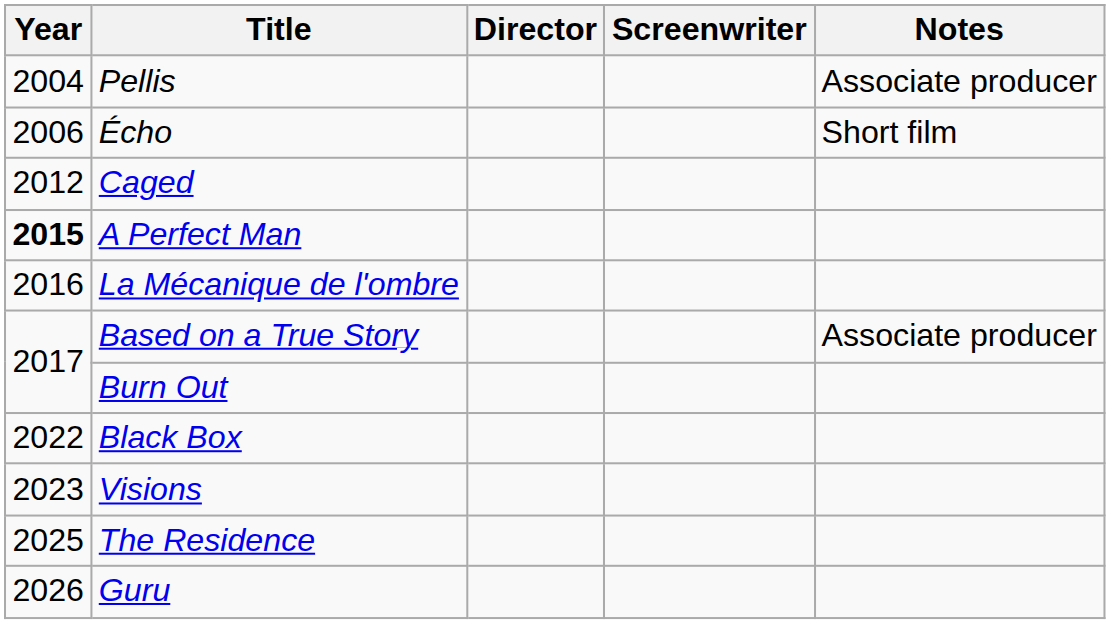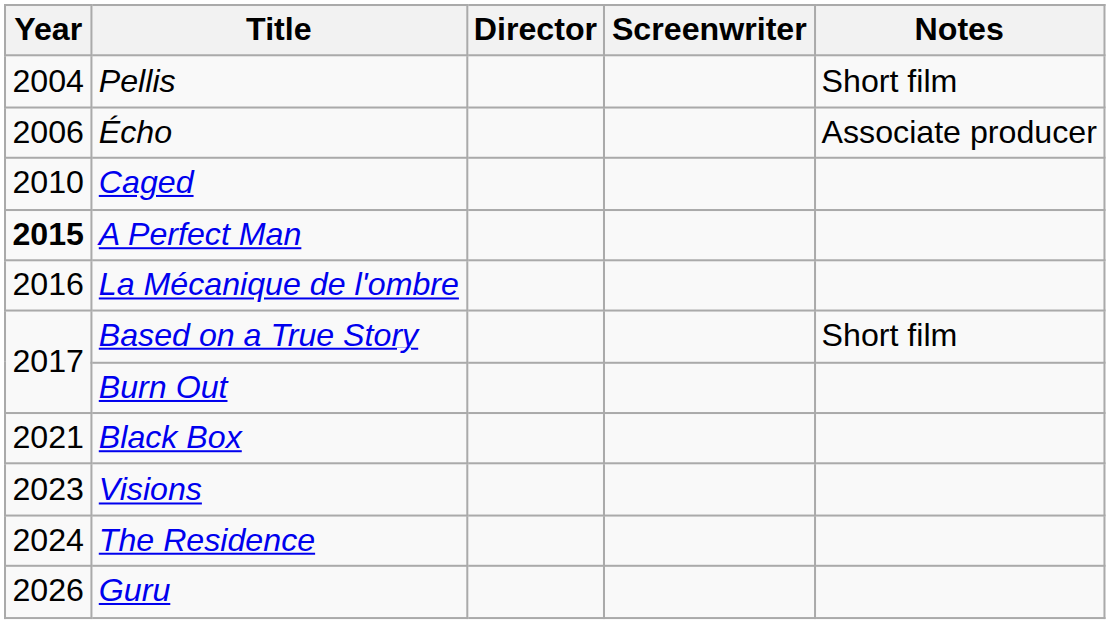(959, 81) Associate producer -> (889, 81) Short film
(889, 132) Short film -> (959, 132) Associate producer
(48, 183) 2012 -> (48, 183) 2010
(959, 336) Associate producer -> (889, 336) Short film
(48, 438) 2022 -> (48, 438) 2021
(48, 540) 2025 -> (48, 540) 2024
